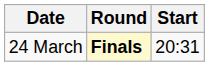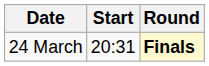columns swapped: (178, 18) <-> (119, 18)
